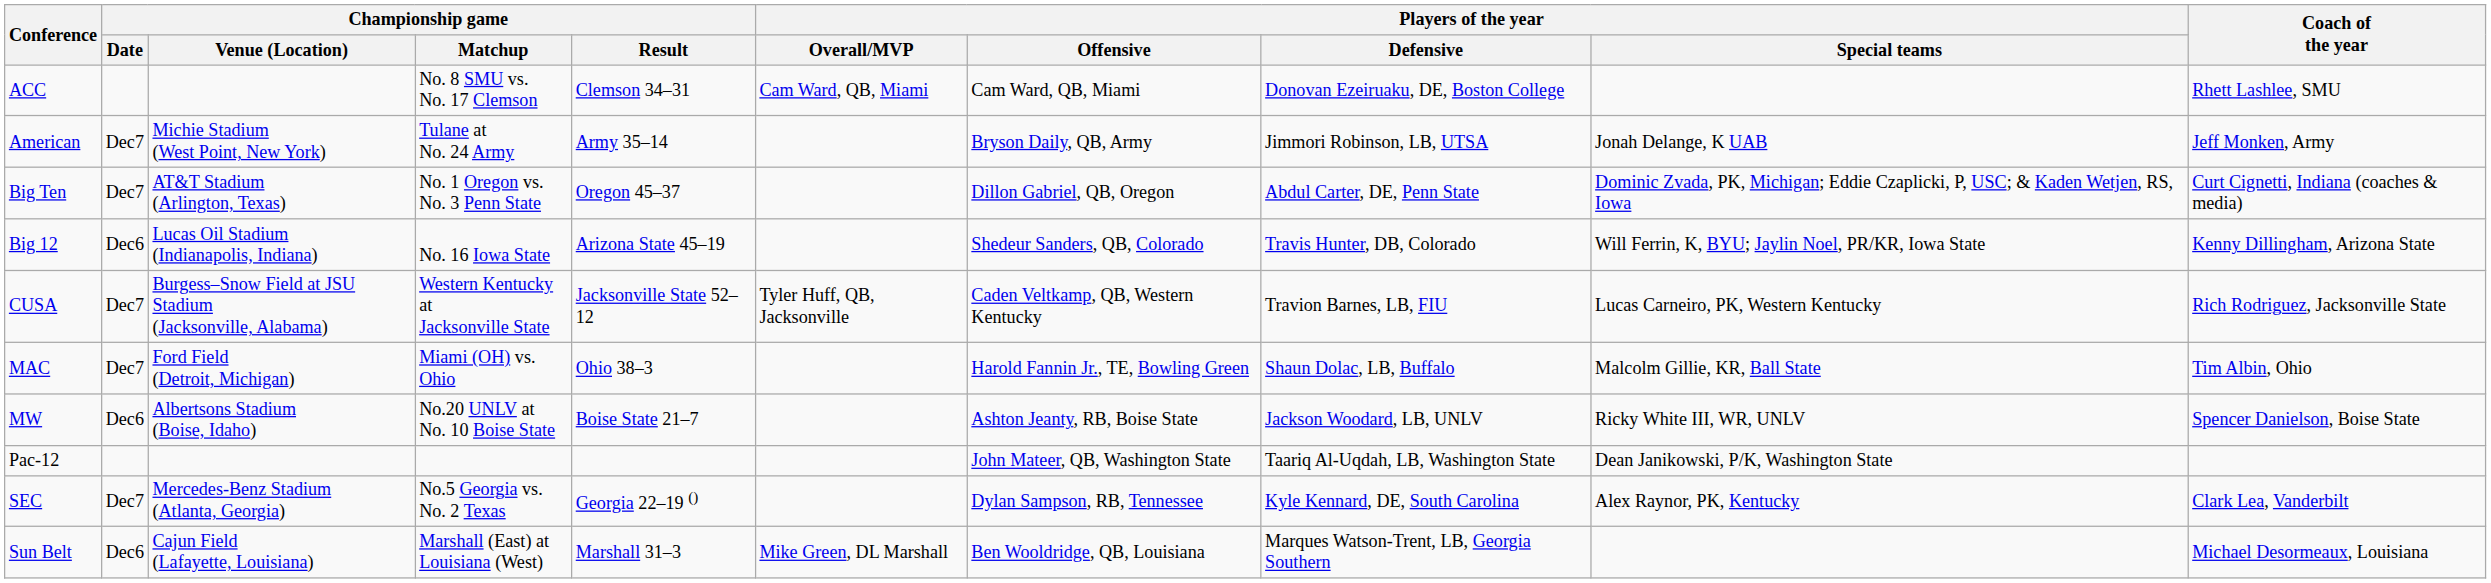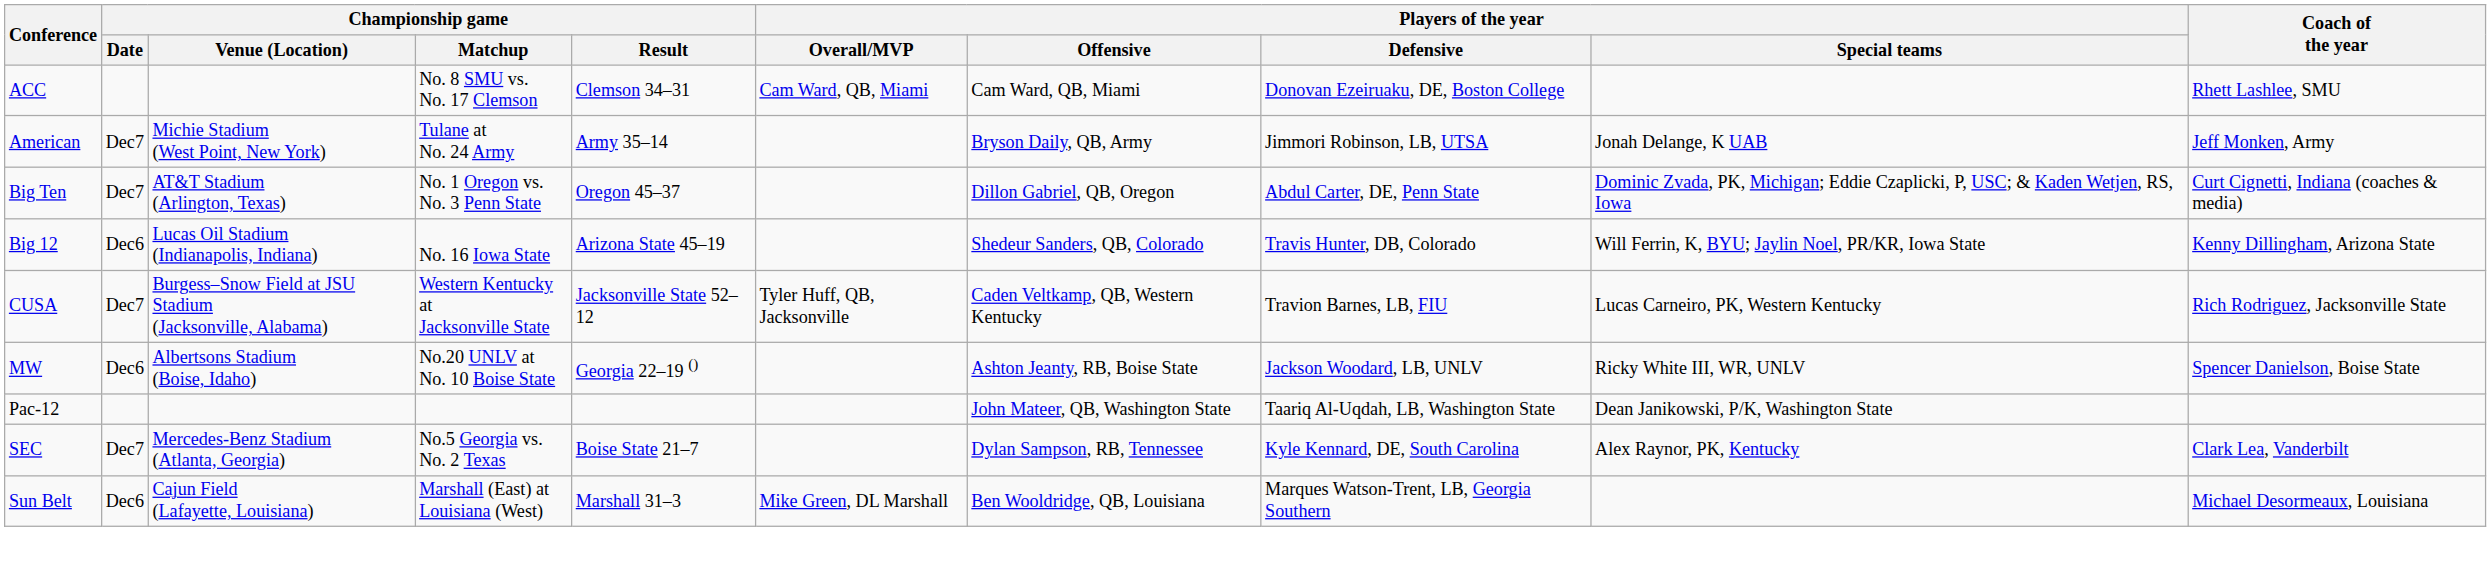- row: (30, 368)
(637, 419) Boise State 21–7 -> (637, 368) Georgia 22–19 ()
(637, 501) Georgia 22–19 () -> (637, 449) Boise State 21–7
